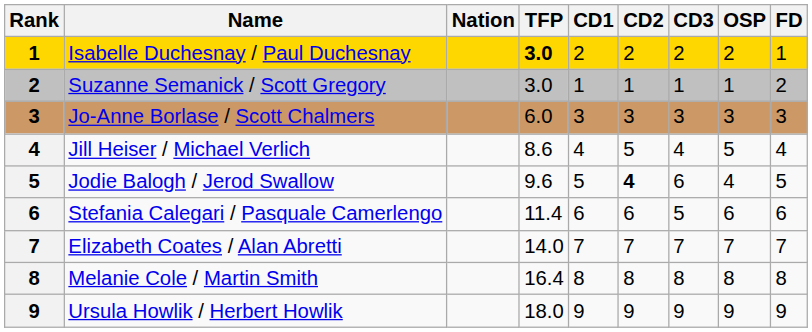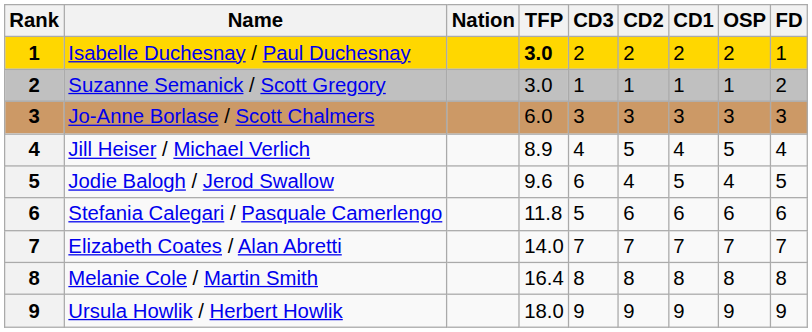columns swapped: (593, 20) <-> (694, 20)
(538, 149) 8.6 -> (538, 149) 8.9
(629, 181) bold -> (629, 181) normal
(543, 213) 11.4 -> (543, 213) 11.8
